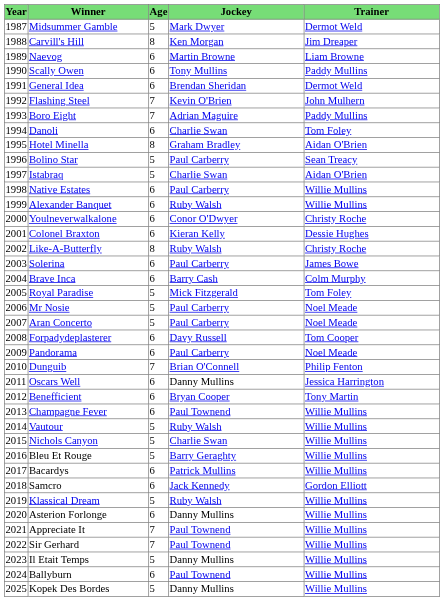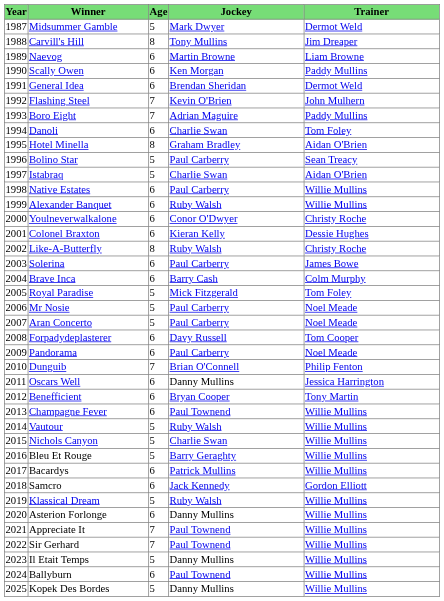(197, 41) Ken Morgan -> (198, 41) Tony Mullins
(198, 71) Tony Mullins -> (197, 71) Ken Morgan
